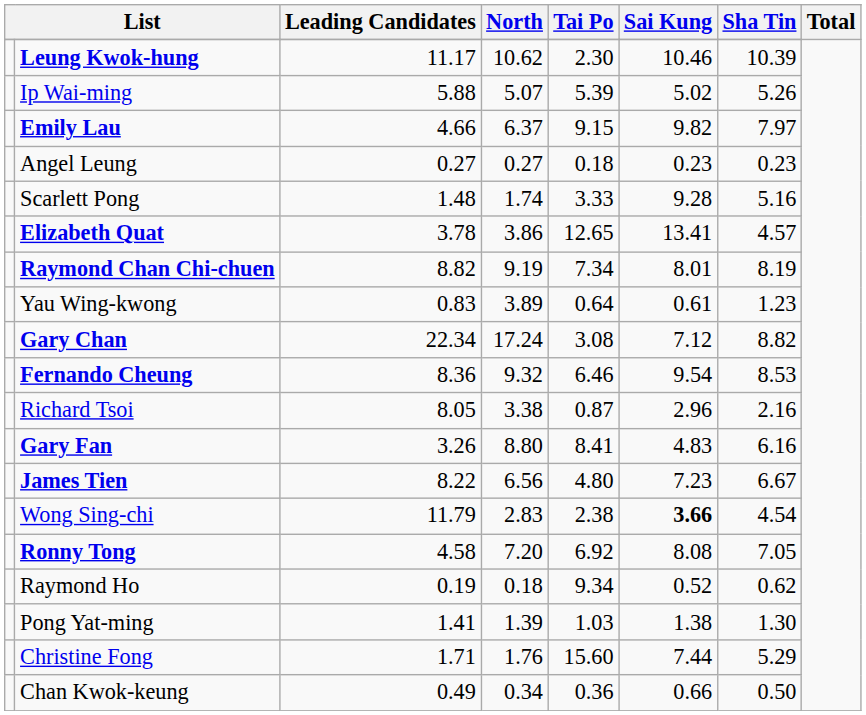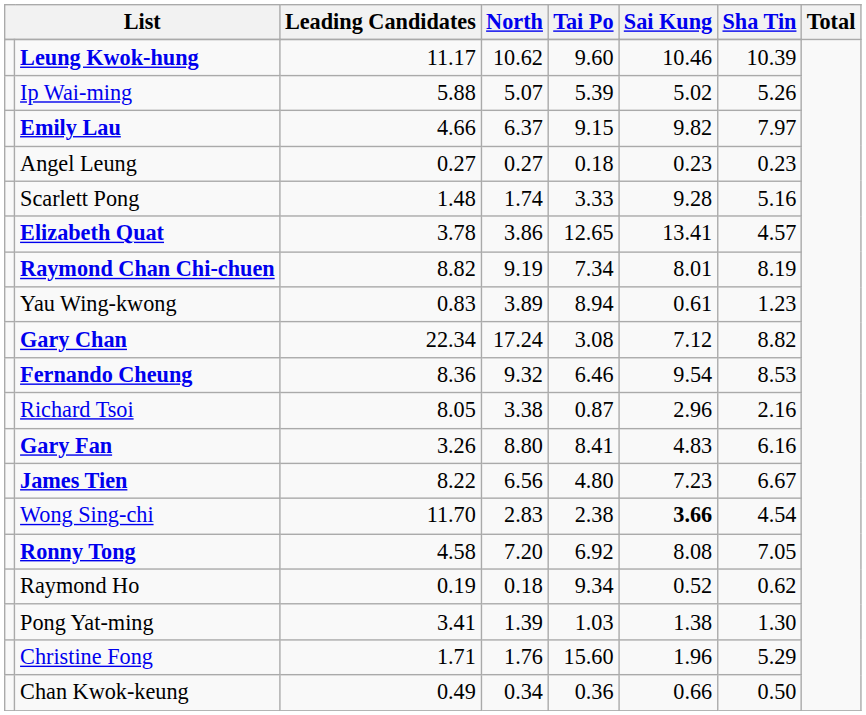(594, 57) 2.30 -> (594, 57) 9.60
(594, 304) 0.64 -> (594, 304) 8.94
(451, 515) 11.79 -> (451, 515) 11.70
(456, 621) 1.41 -> (456, 621) 3.41
(693, 657) 7.44 -> (693, 657) 1.96
